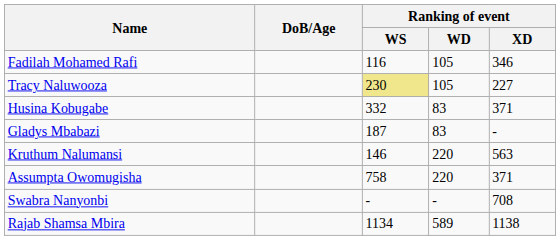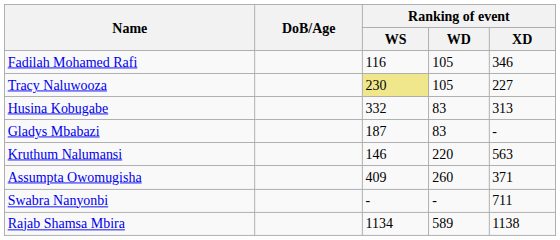(503, 108) 371 -> (503, 108) 313
(376, 177) 758 -> (376, 177) 409
(443, 177) 220 -> (443, 177) 260
(503, 200) 708 -> (502, 200) 711
